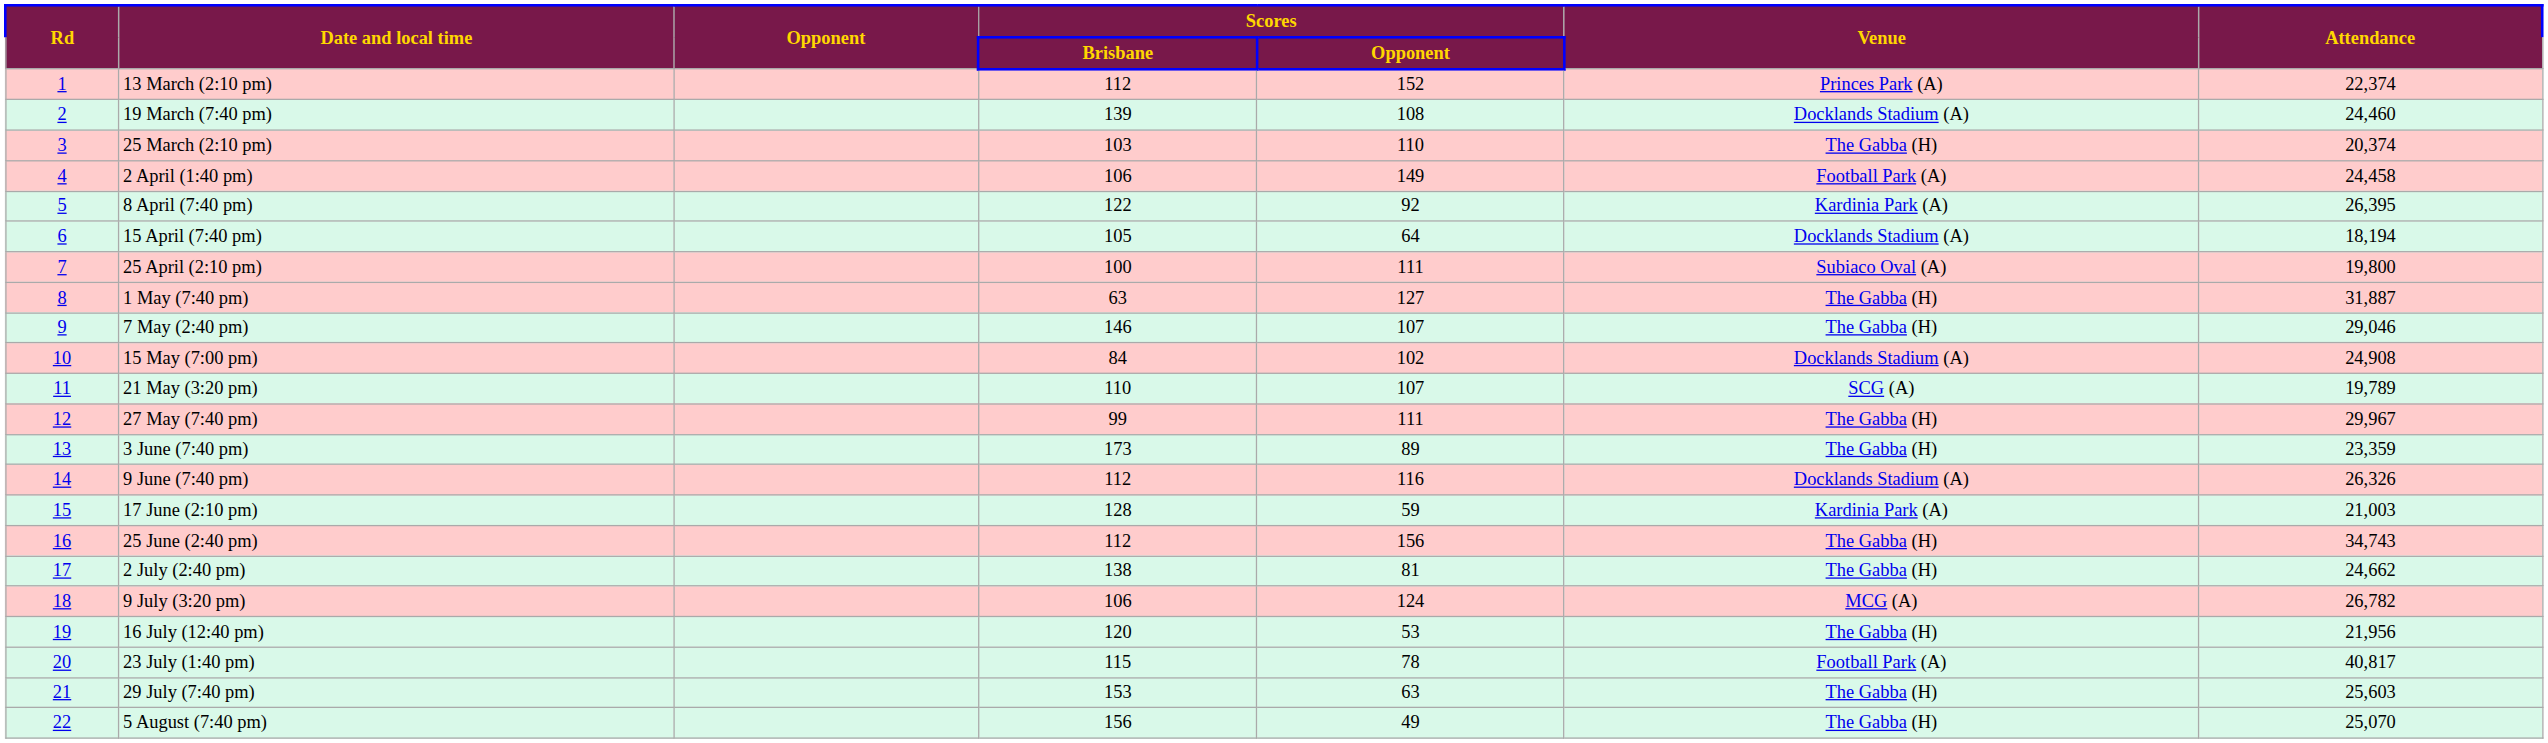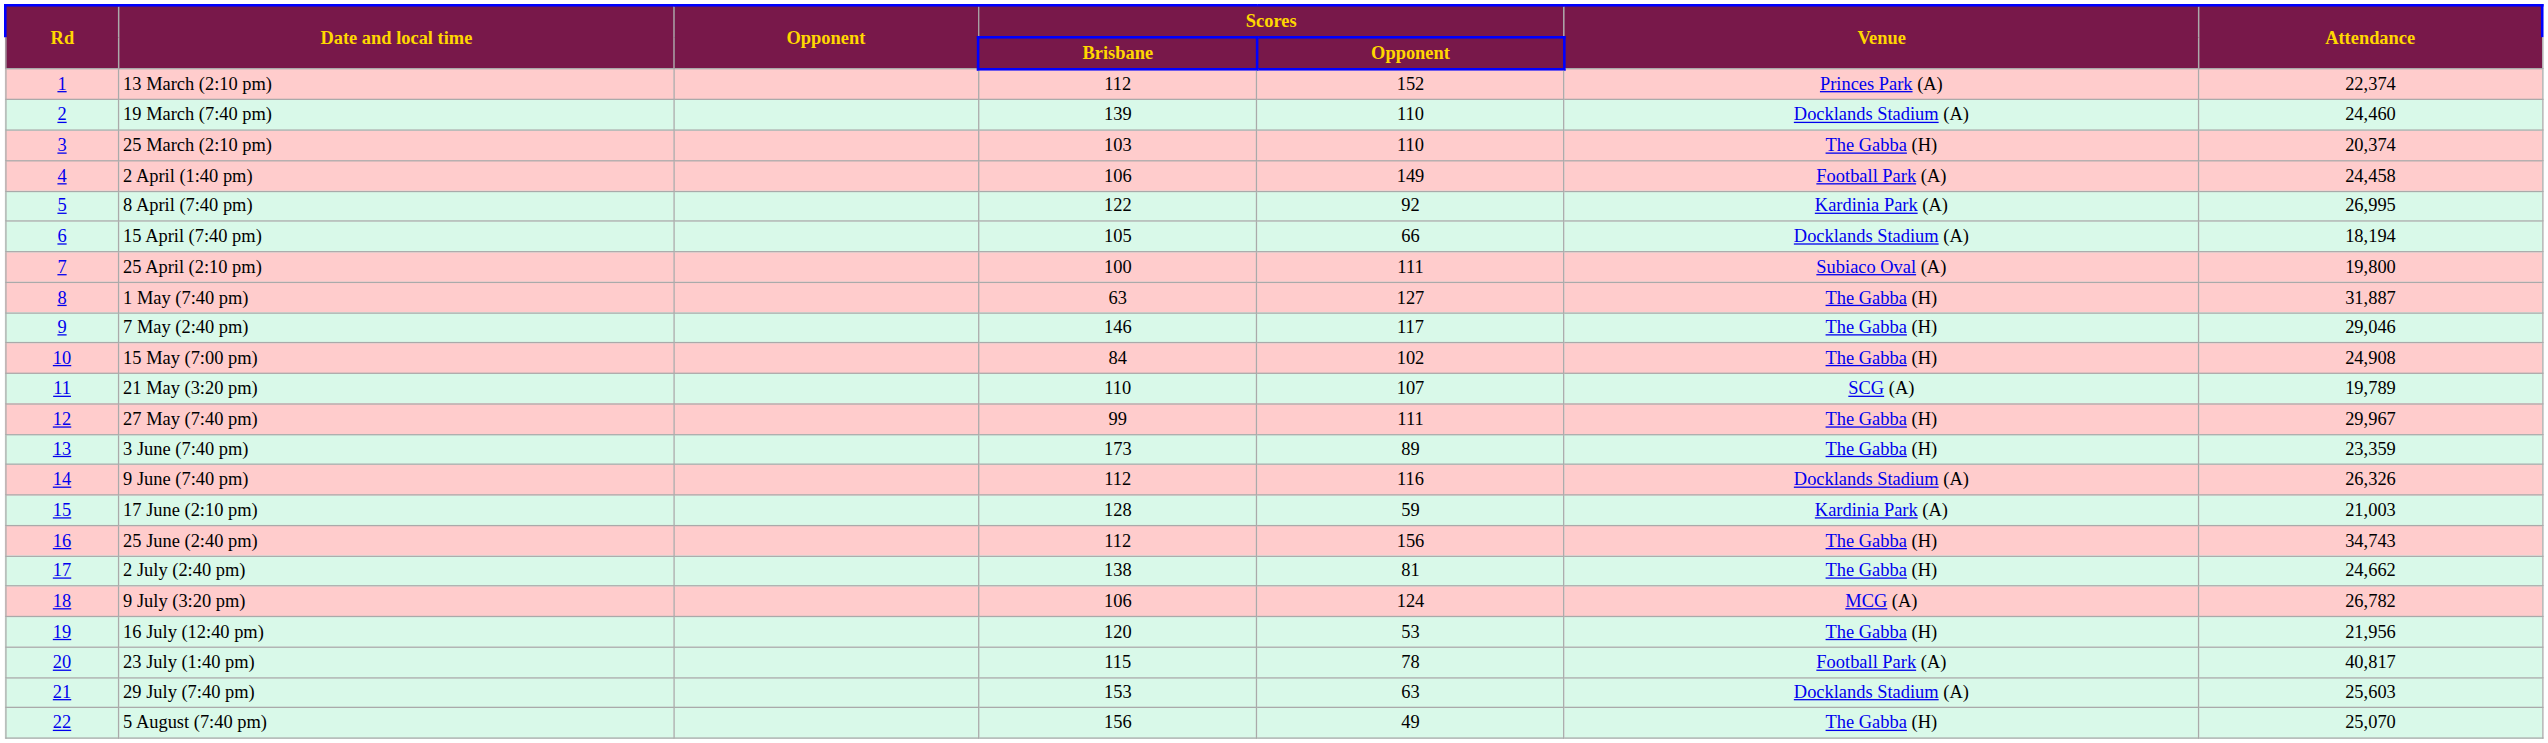(1410, 115) 108 -> (1410, 115) 110
(2370, 206) 26,395 -> (2370, 206) 26,995
(1411, 236) 64 -> (1411, 236) 66
(1410, 327) 107 -> (1410, 327) 117
(1881, 358) Docklands Stadium (A) -> (1881, 358) The Gabba (H)
(1881, 692) The Gabba (H) -> (1881, 692) Docklands Stadium (A)
